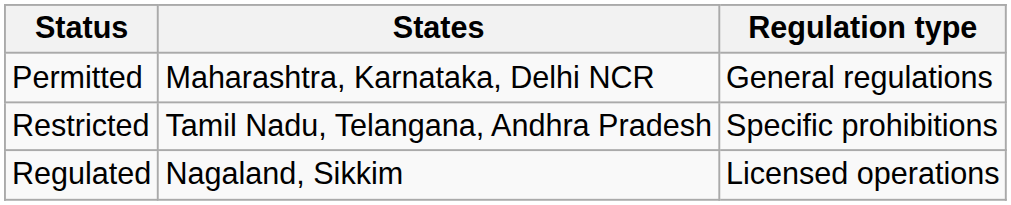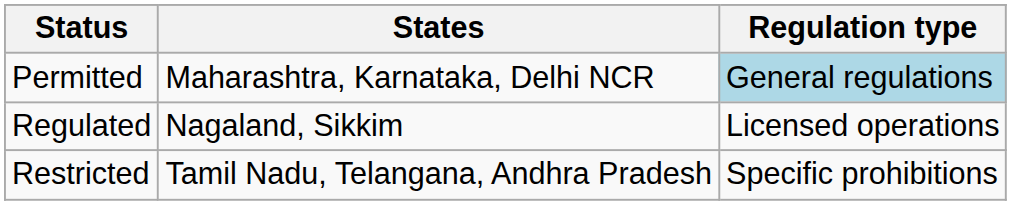(859, 77) no background -> (859, 77) lightblue background
rows swapped: (81, 125) <-> (82, 174)
